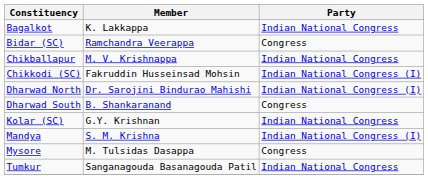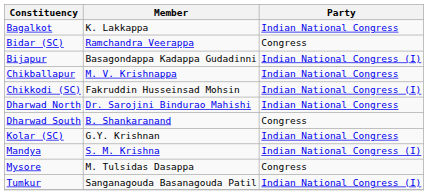+ row: (27, 58)
(341, 89) Indian National Congress (I) -> (330, 105) Indian National Congress
(330, 167) Indian National Congress -> (341, 182) Indian National Congress (I)
